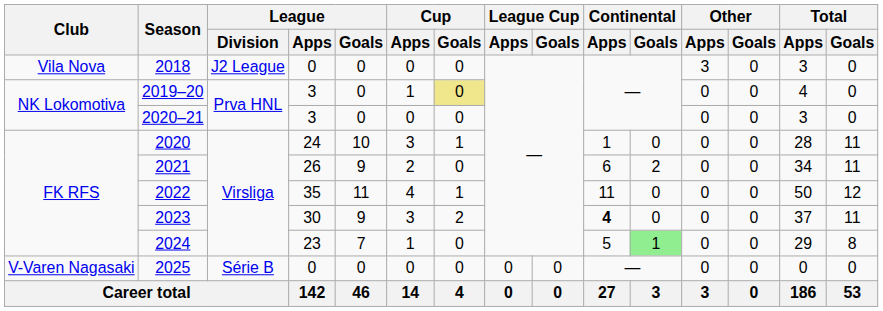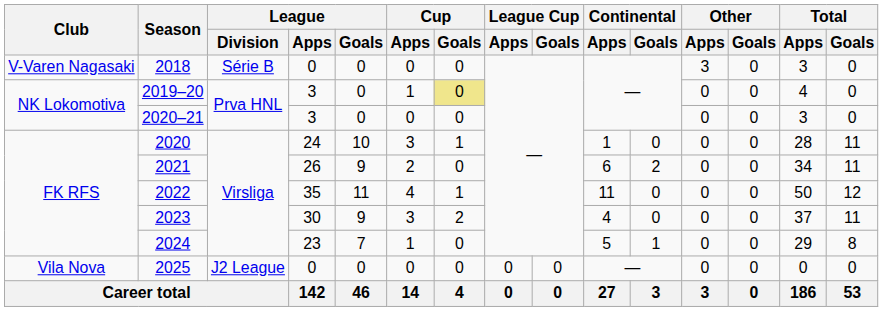(71, 67) Vila Nova -> (71, 67) V-Varen Nagasaki
(248, 67) J2 League -> (248, 67) Série B
(607, 218) bold -> (607, 218) normal
(656, 243) lightgreen background -> (656, 243) no background
(71, 268) V-Varen Nagasaki -> (71, 268) Vila Nova
(248, 268) Série B -> (248, 268) J2 League
